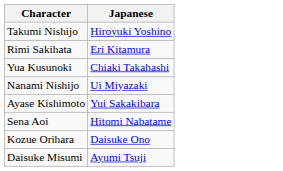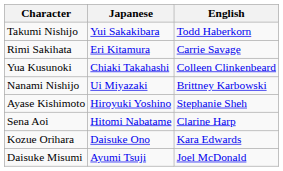+ column: (226, 13)
(131, 31) Hiroyuki Yoshino -> (125, 31) Yui Sakakibara
(125, 103) Yui Sakakibara -> (131, 103) Hiroyuki Yoshino
